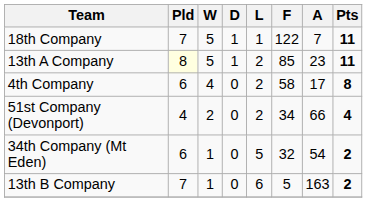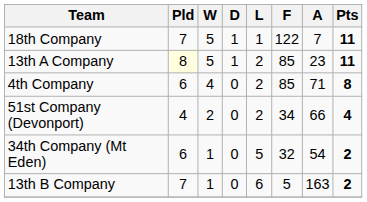(287, 84) 58 -> (287, 84) 85
(318, 84) 17 -> (318, 84) 71
